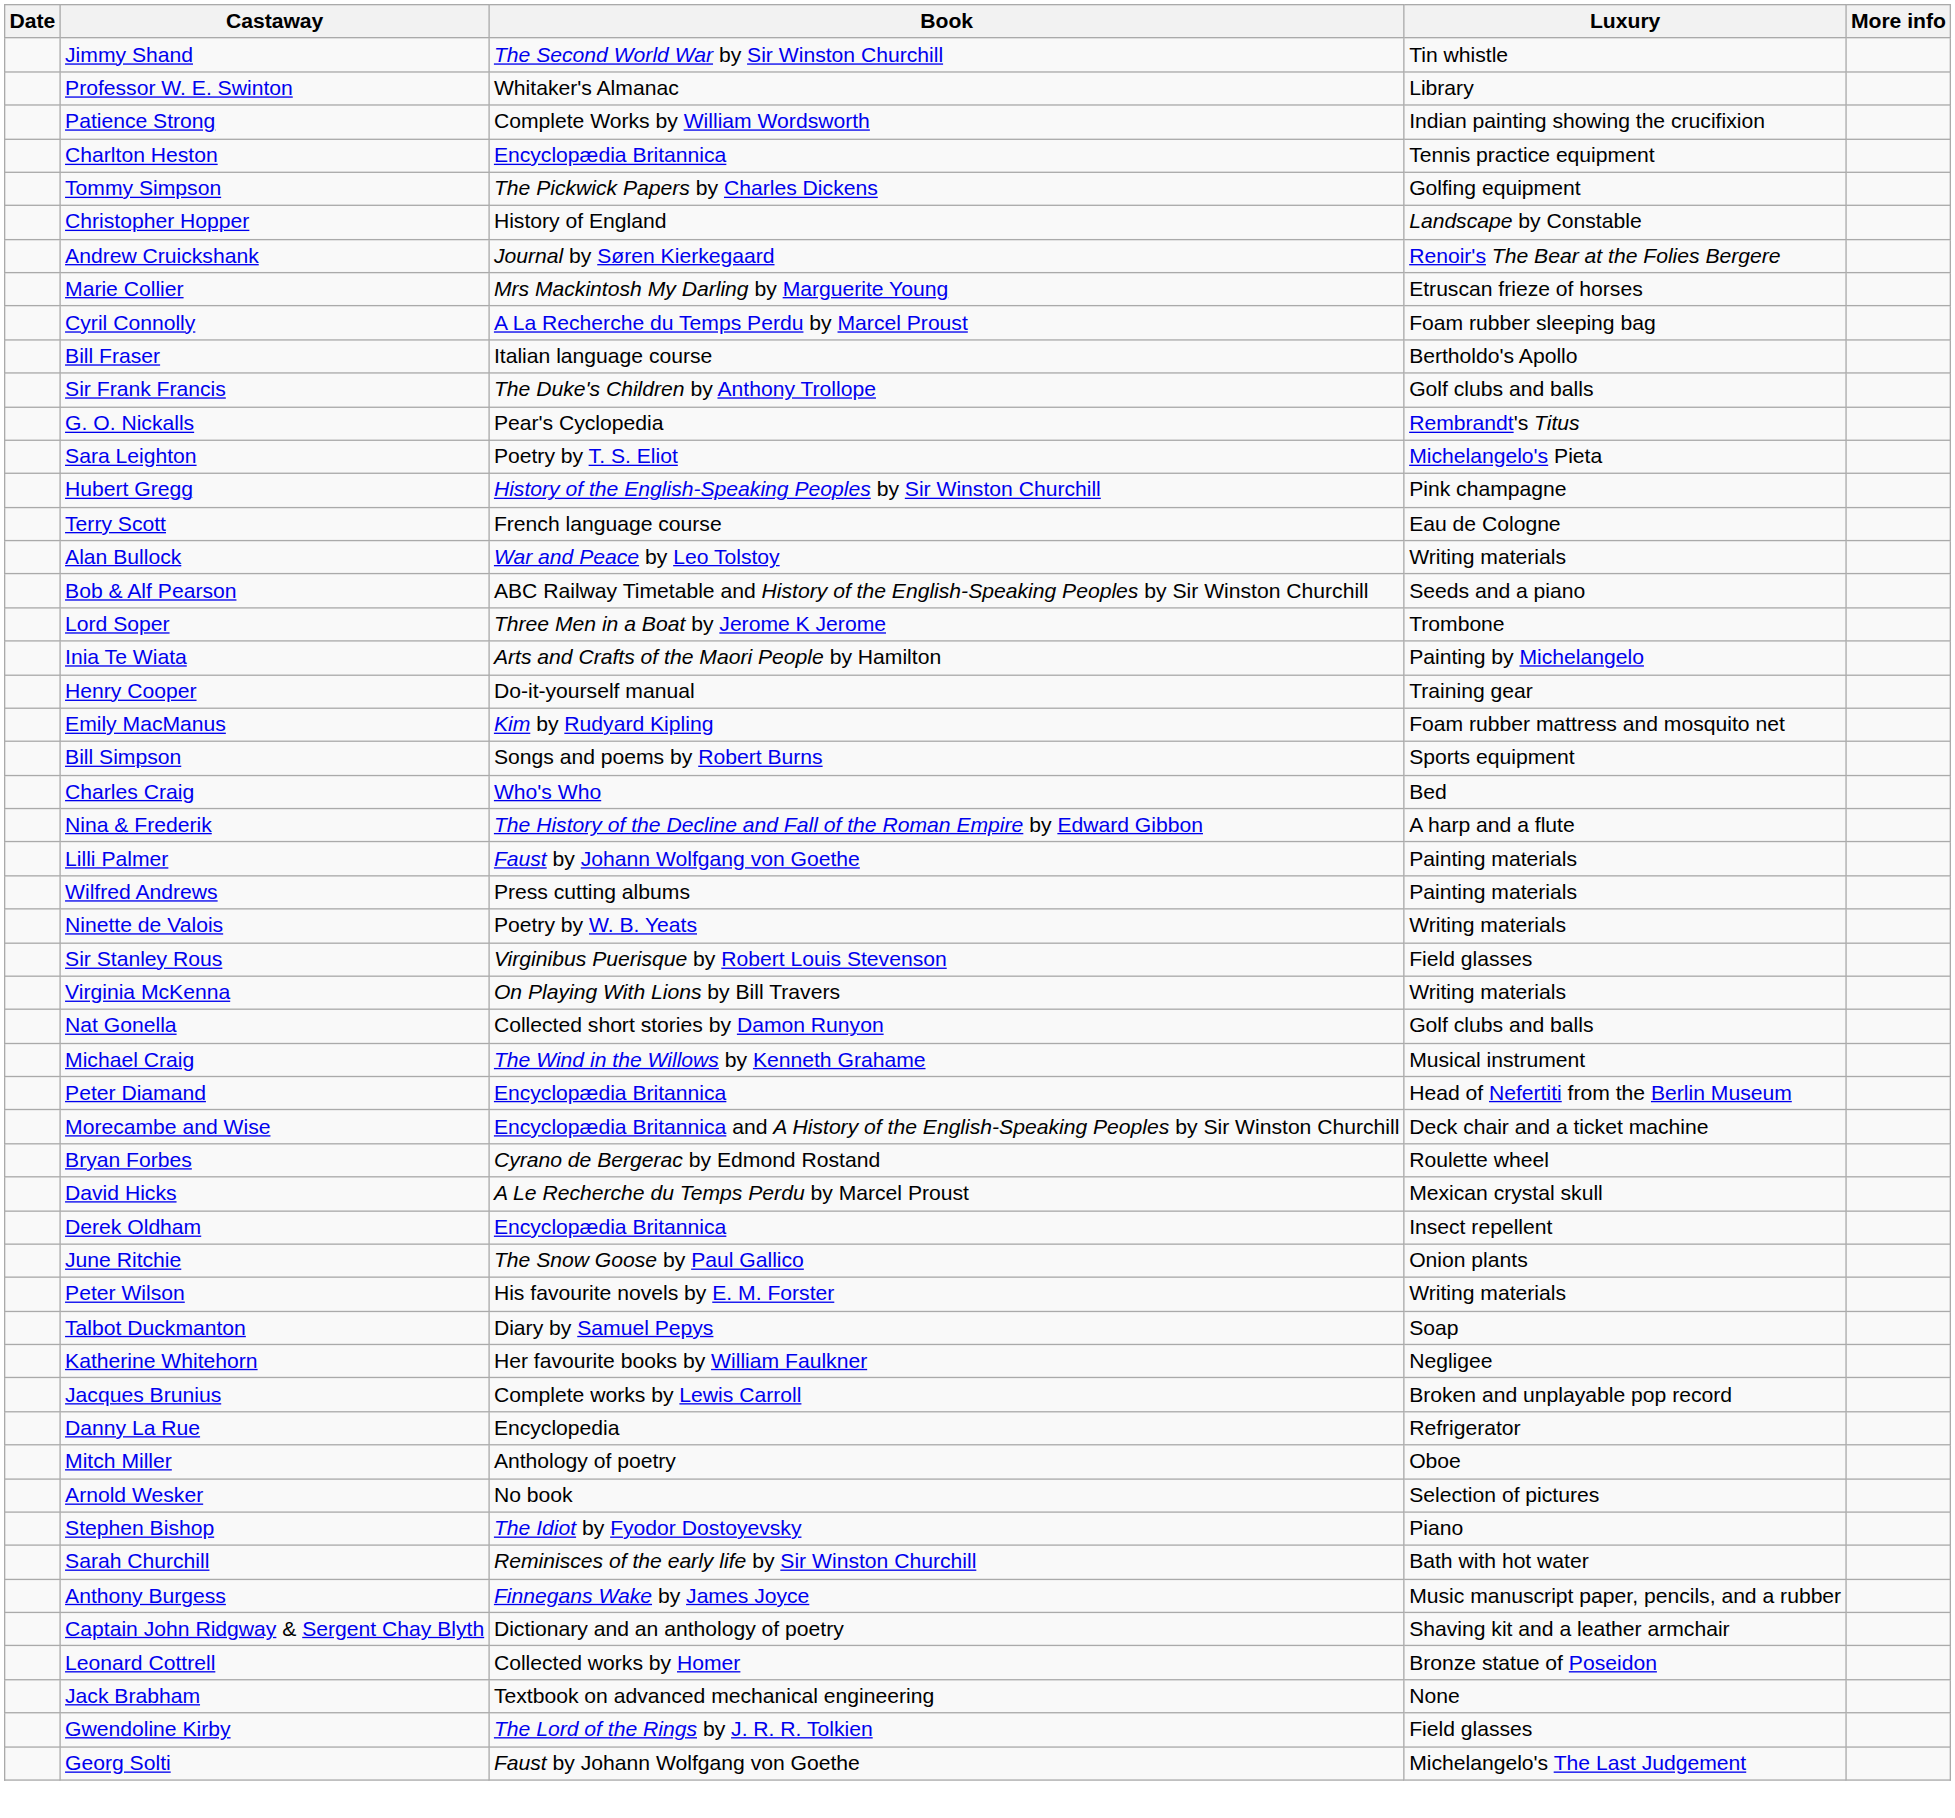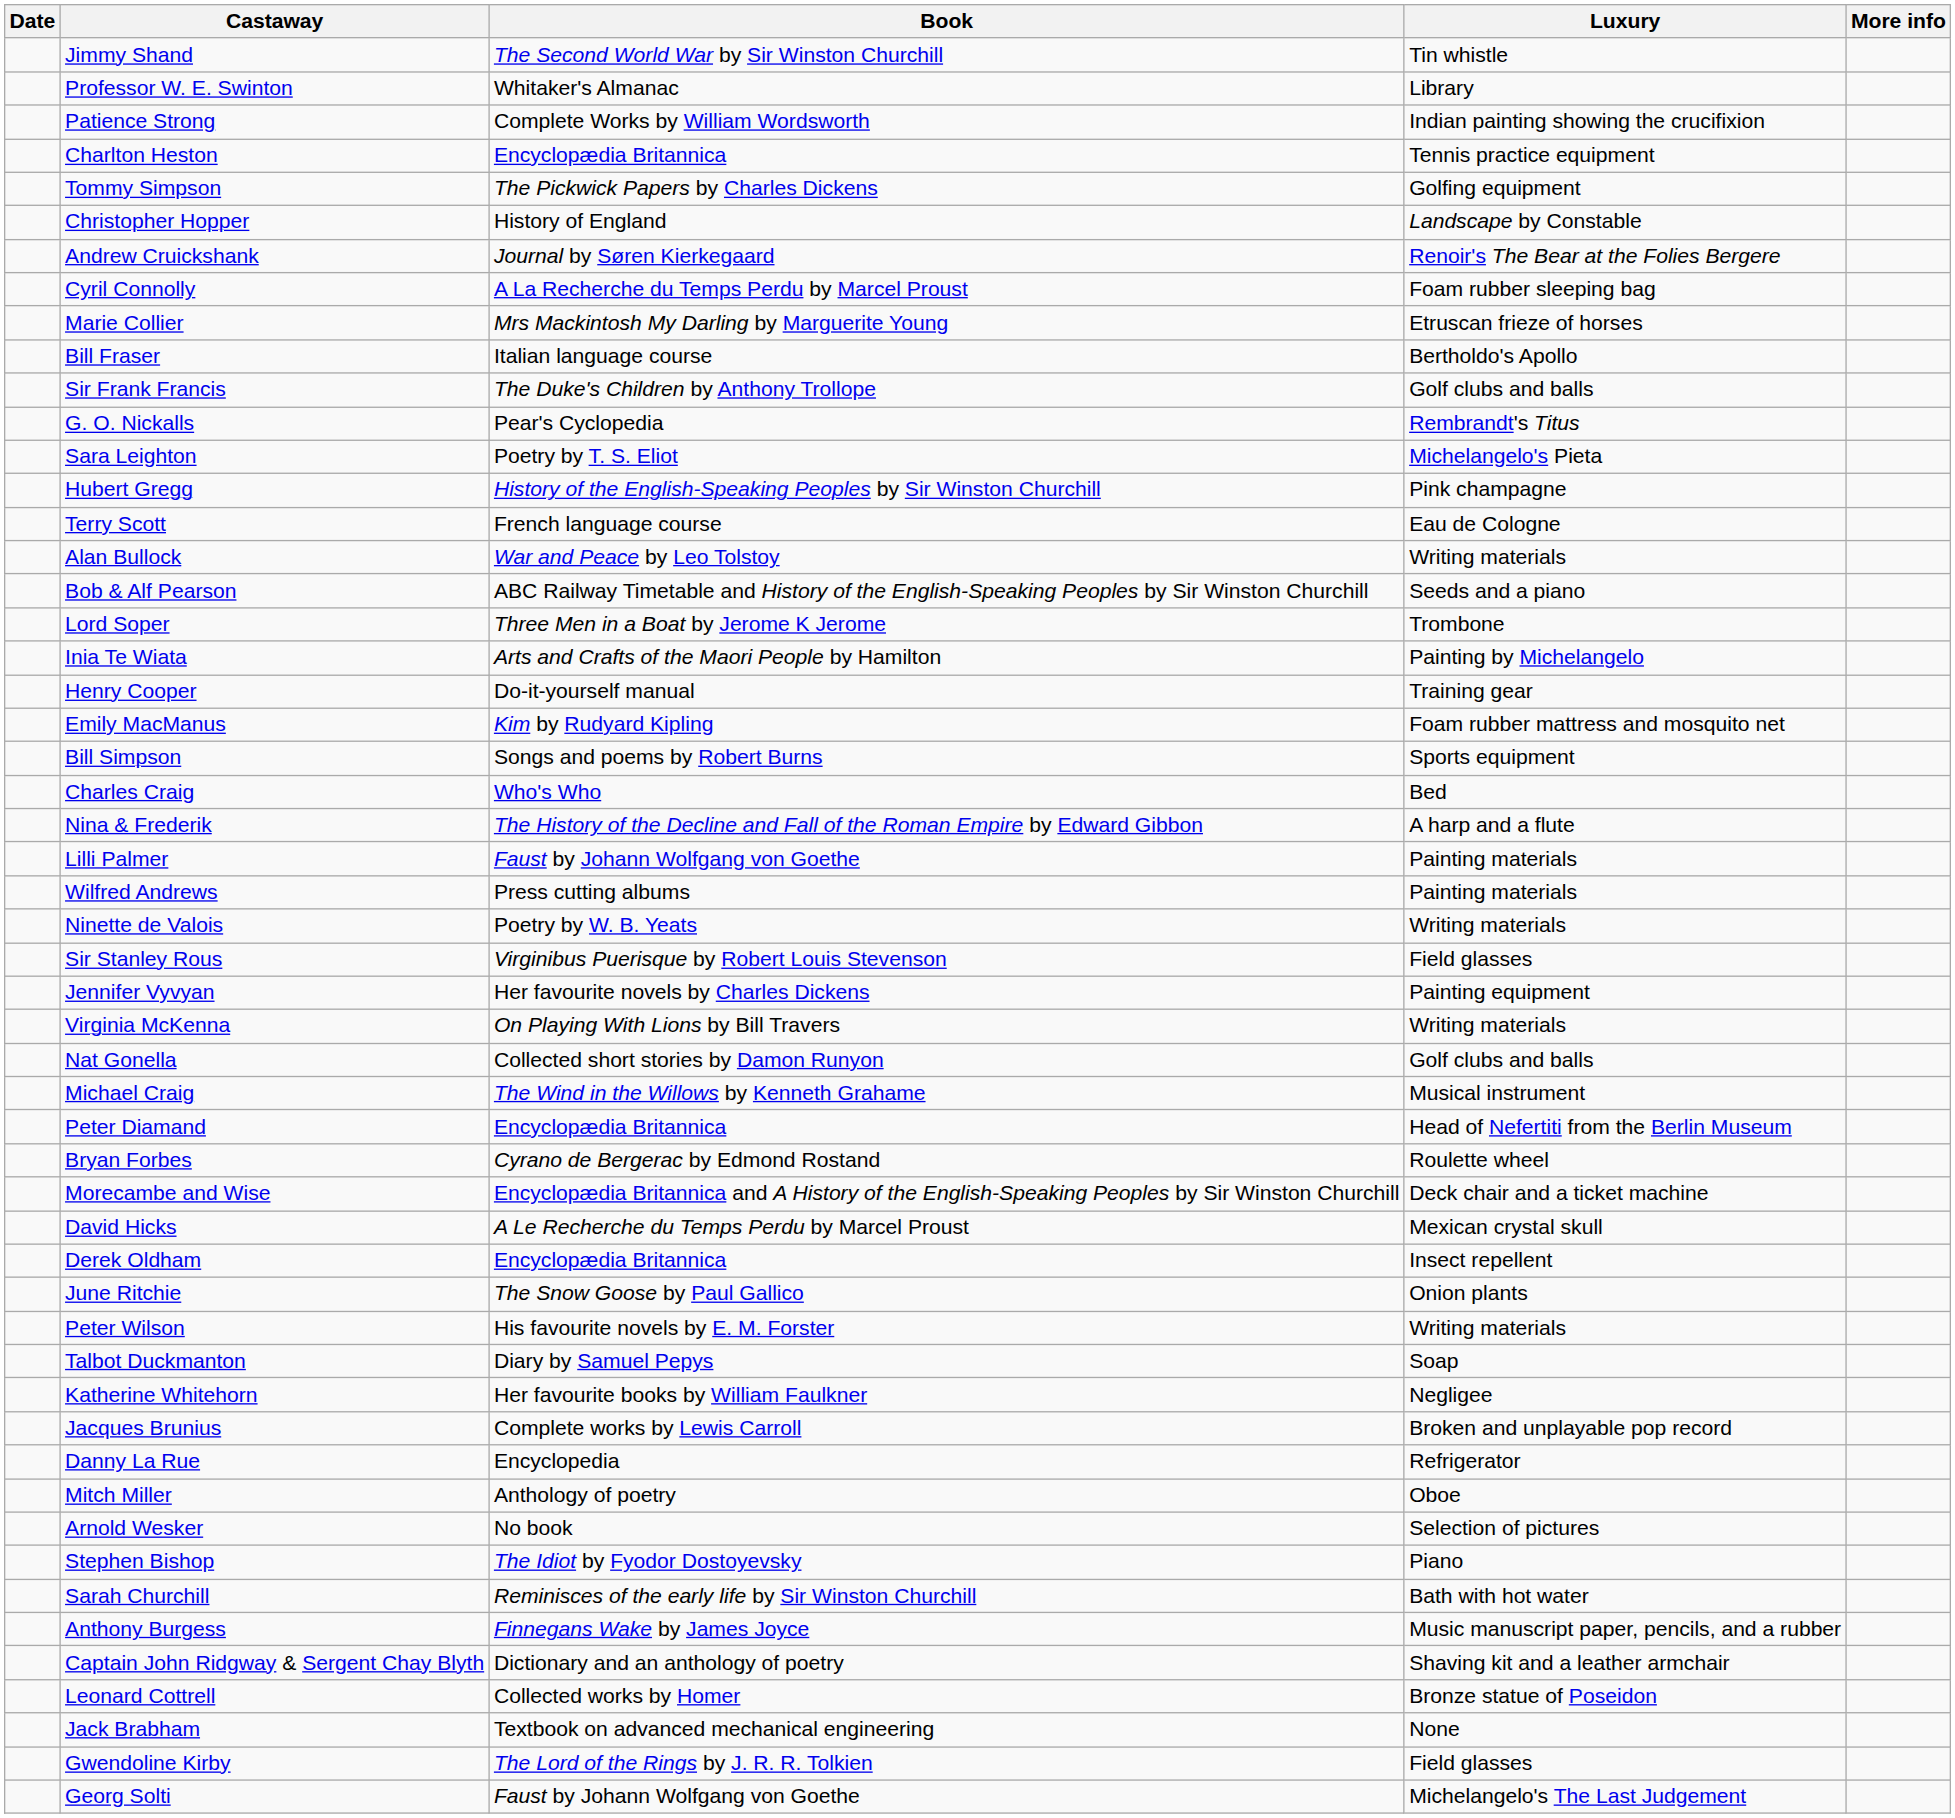rows swapped: (124, 289) <-> (130, 322)
+ row: (140, 992)
rows swapped: (128, 1160) <-> (168, 1126)
